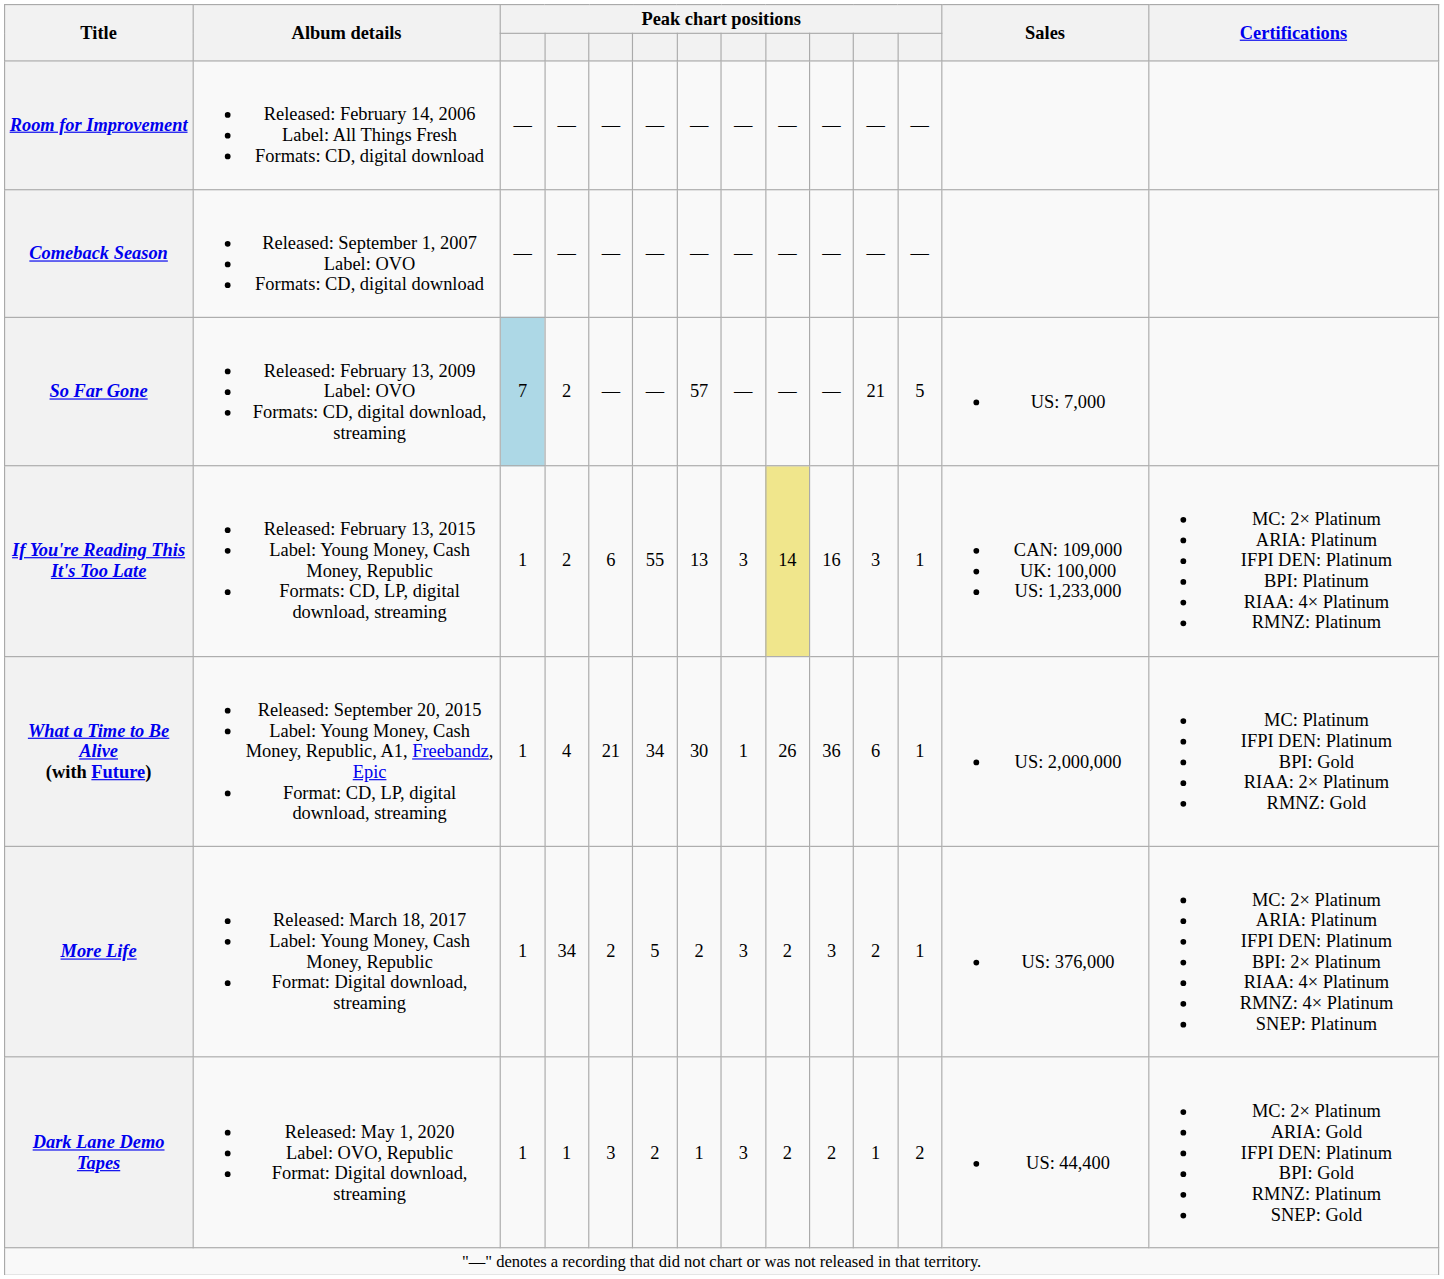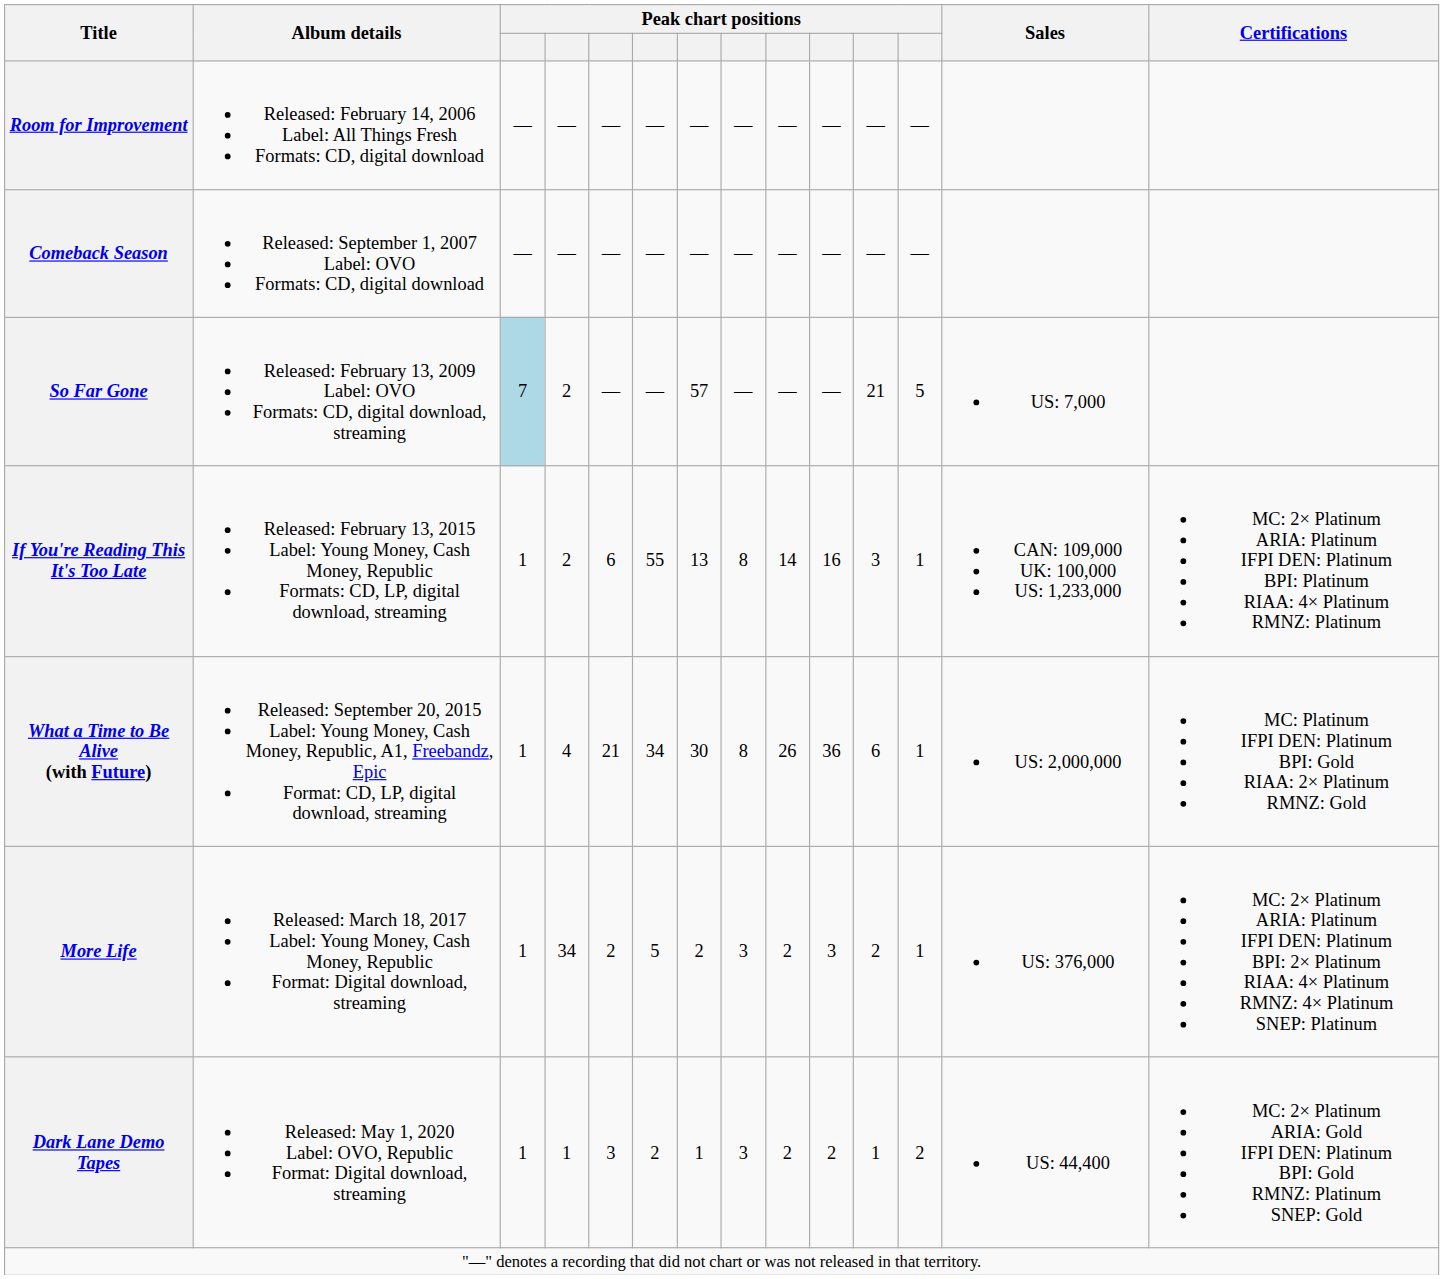(743, 561) 3 -> (743, 561) 8
(787, 561) khaki background -> (787, 561) no background
(743, 751) 1 -> (743, 751) 8
